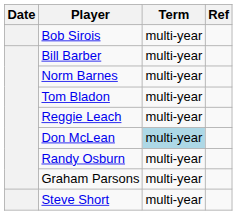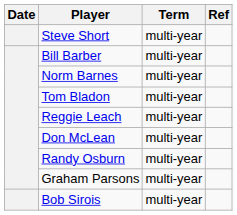rows swapped: (71, 35) <-> (75, 199)
(174, 138) lightblue background -> (174, 138) no background
